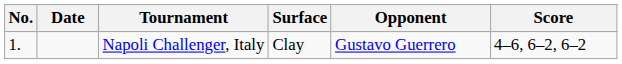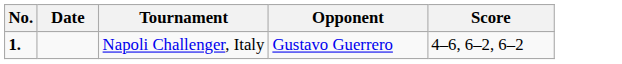- column: (300, 17)
(15, 44) normal -> (15, 44) bold
